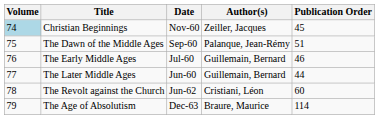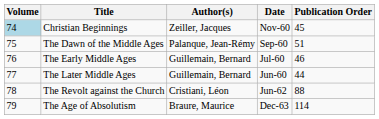columns swapped: (247, 12) <-> (184, 12)
(299, 91) 60 -> (299, 91) 88
